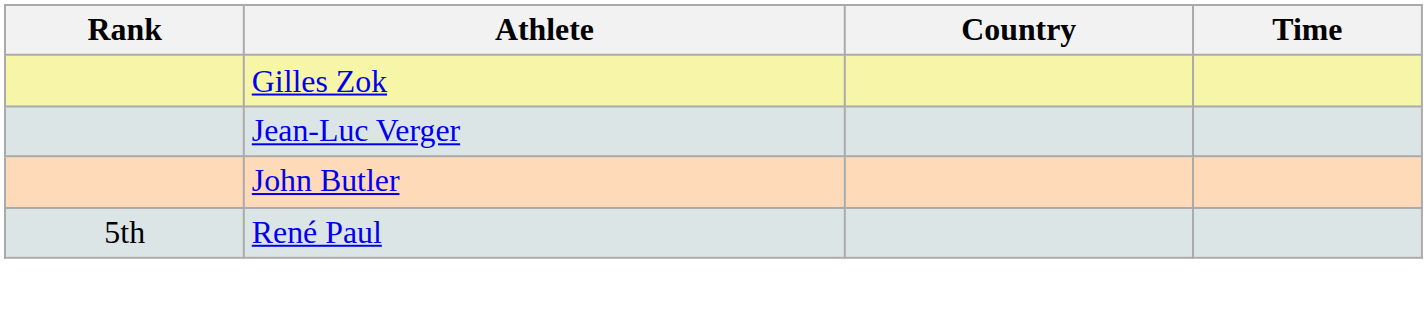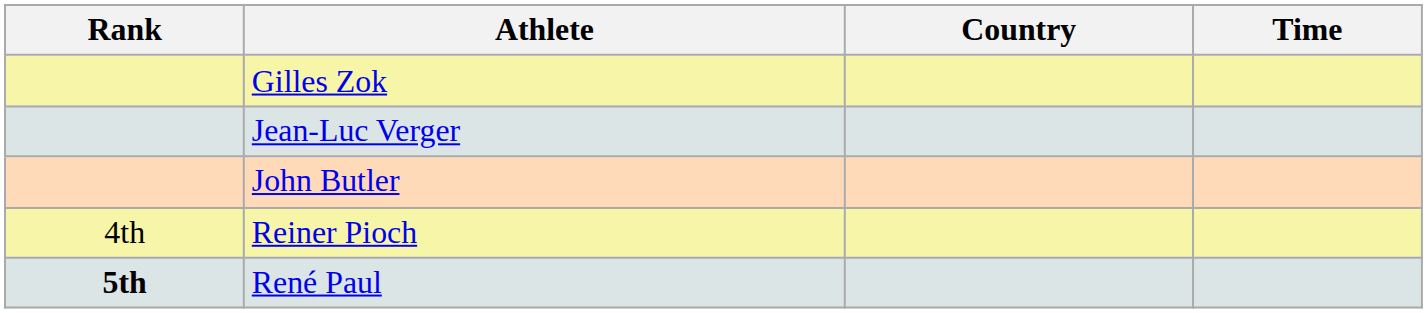+ row: (334, 231)
(125, 231) normal -> (125, 282) bold
